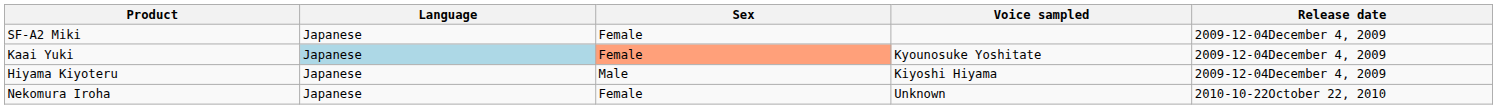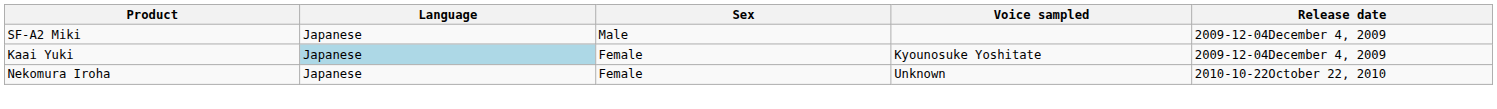(621, 34) Female -> (613, 34) Male
(621, 54) lightsalmon background -> (621, 54) no background
- row: (63, 74)
